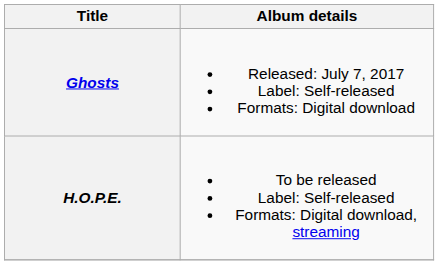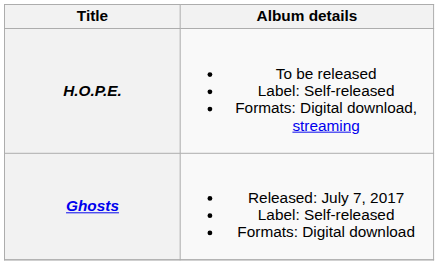rows swapped: (92, 82) <-> (92, 197)
